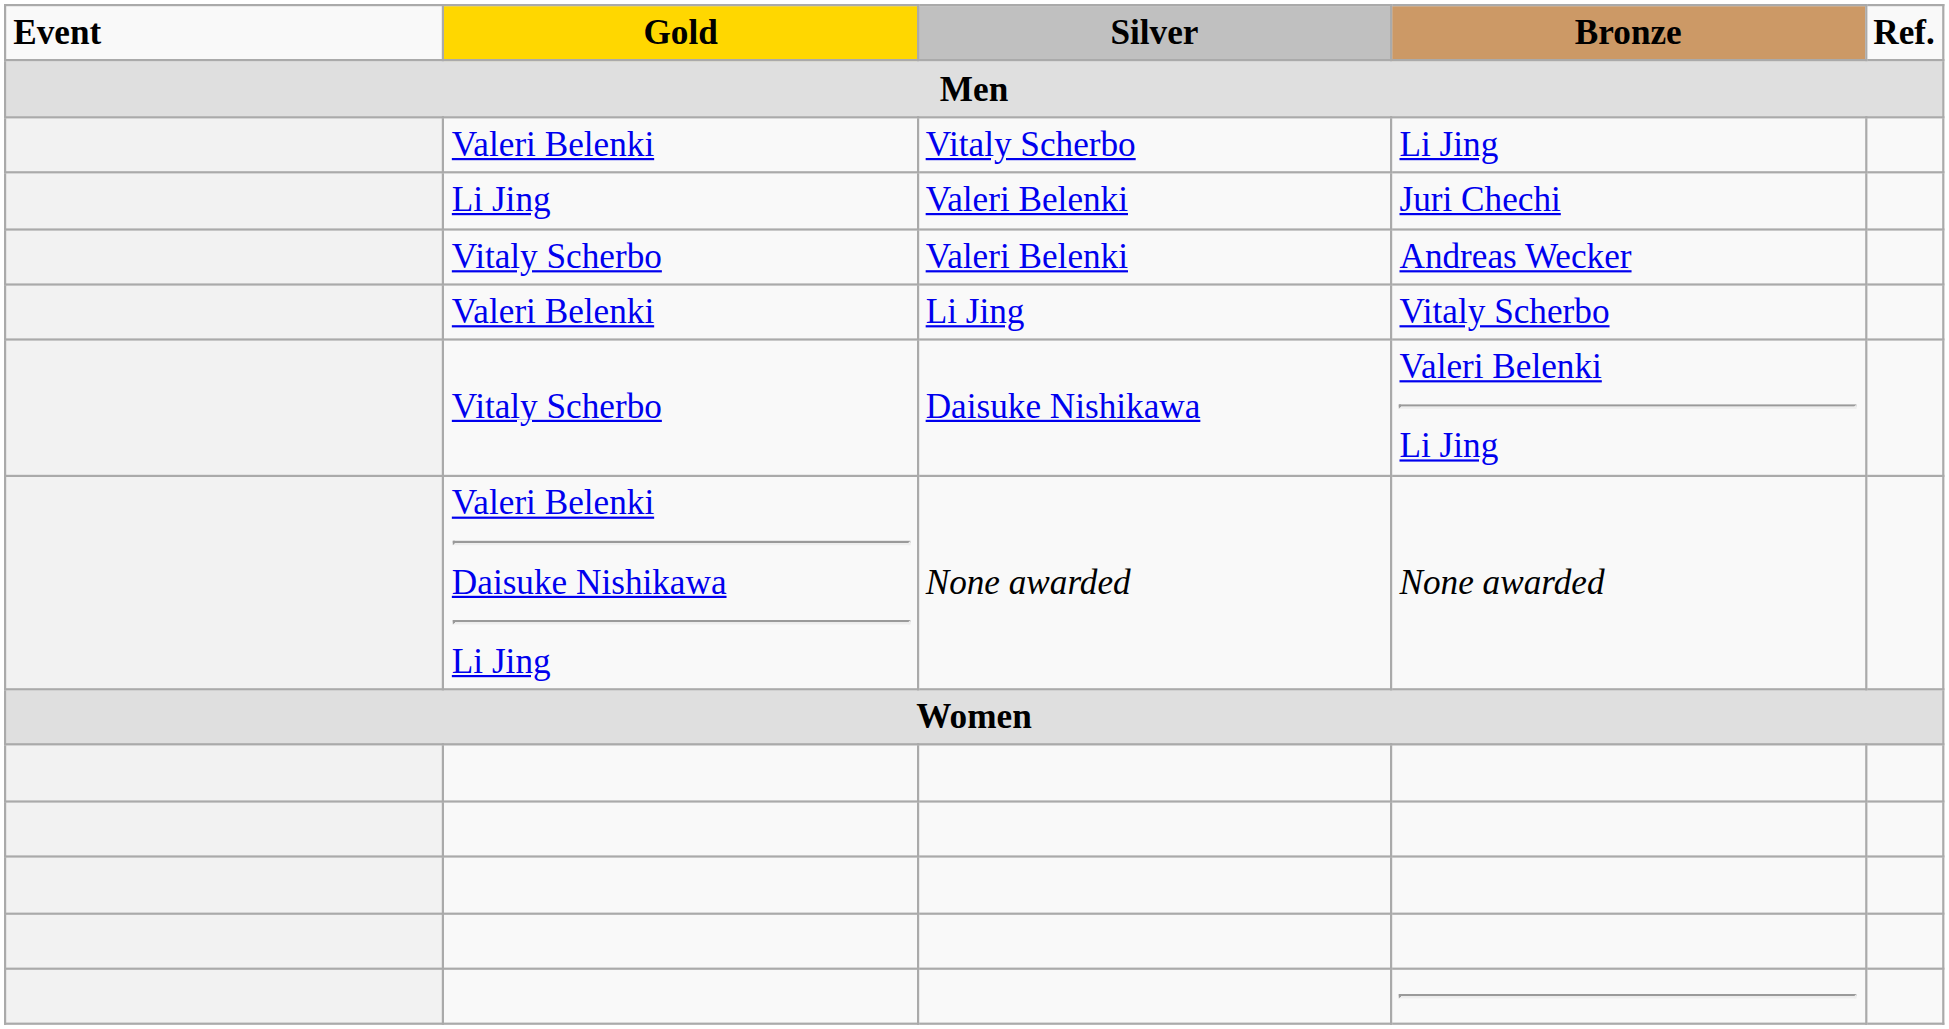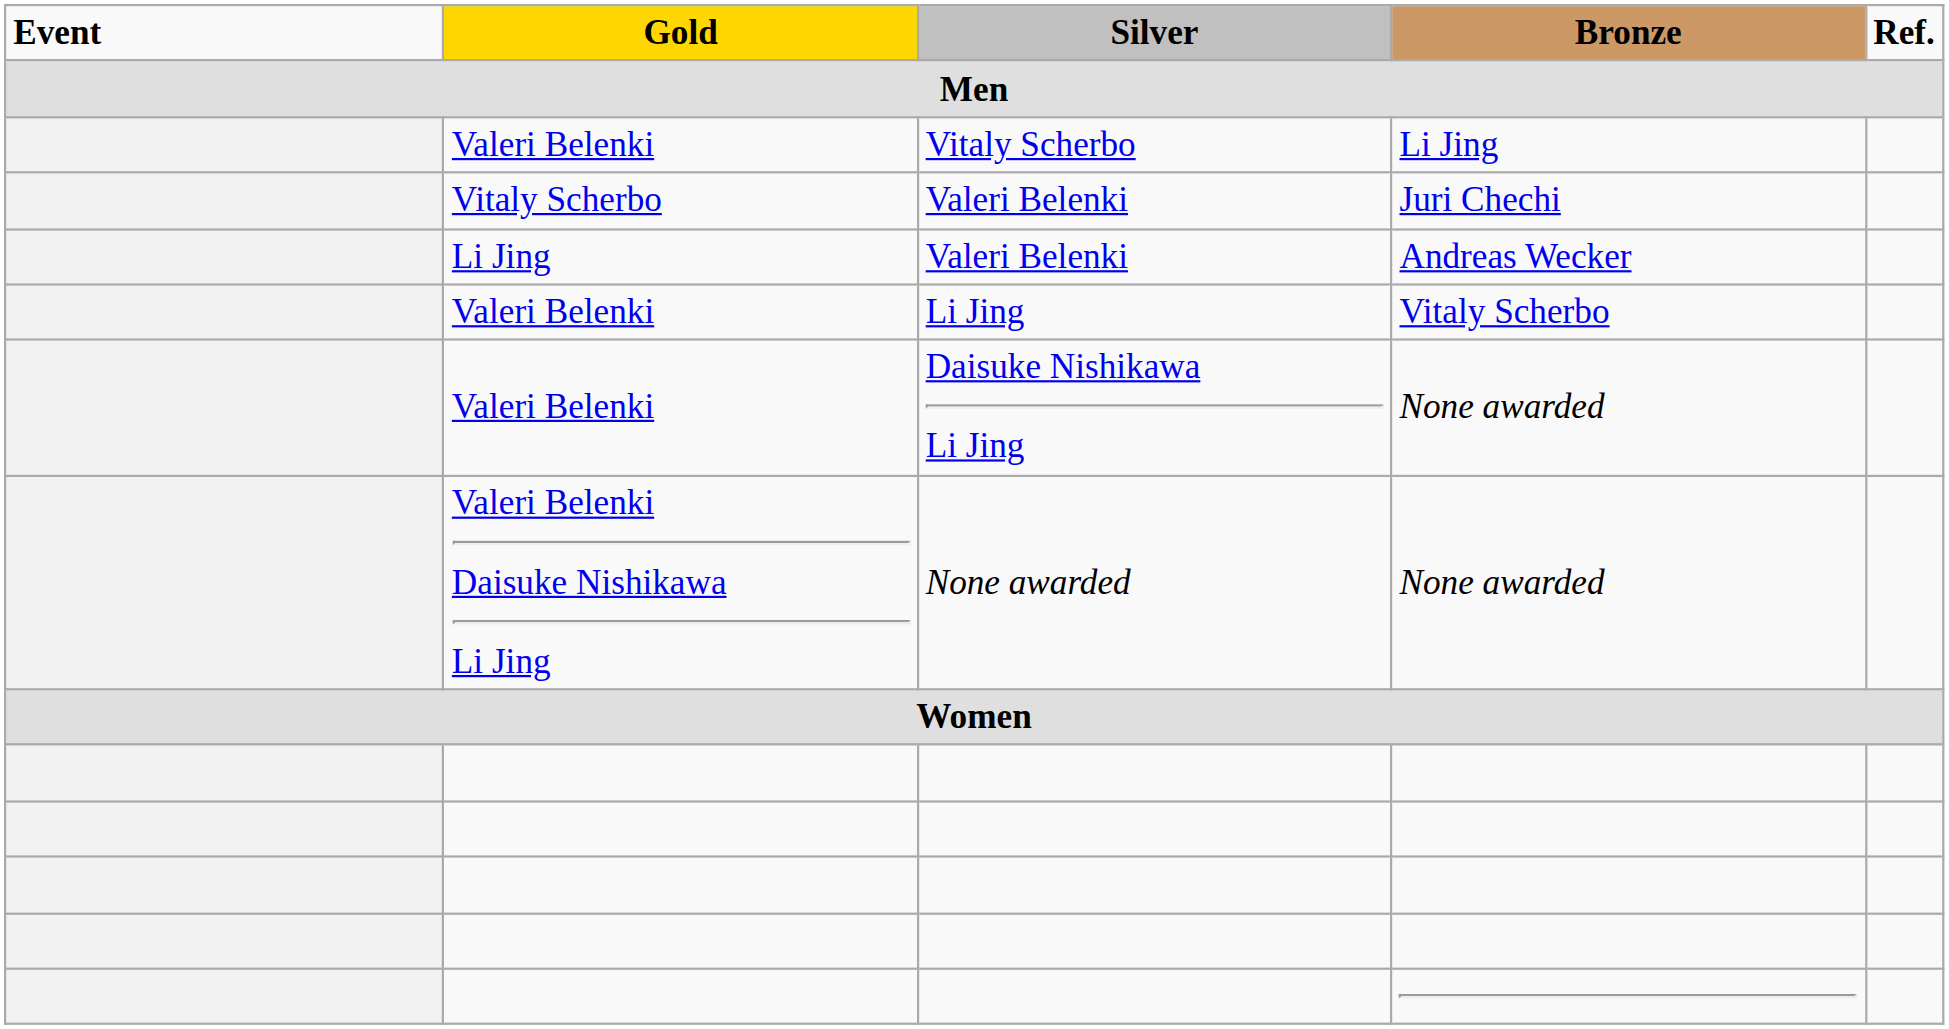(501, 199) Li Jing -> (557, 199) Vitaly Scherbo
(557, 255) Vitaly Scherbo -> (501, 255) Li Jing
- row: (1063, 406)
+ row: (1154, 406)
